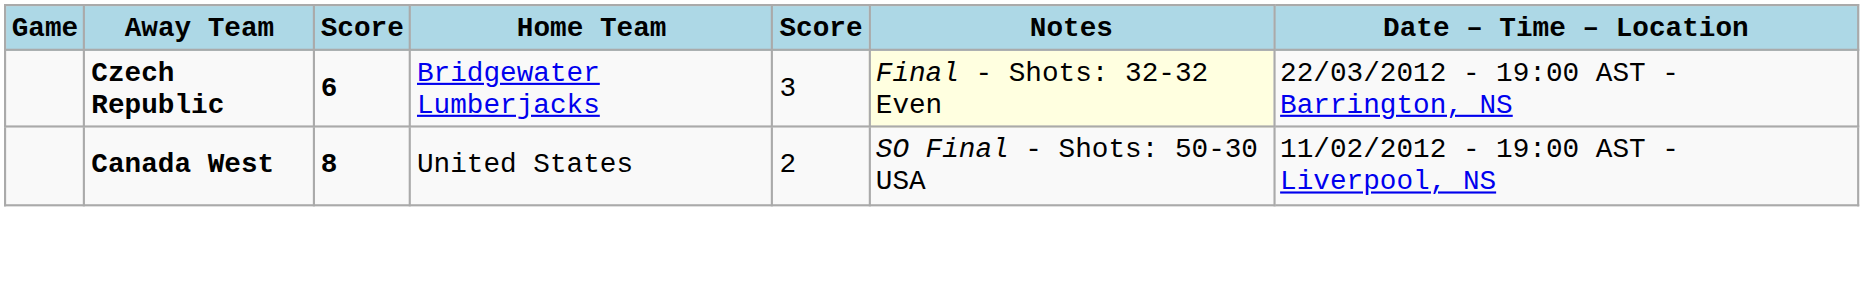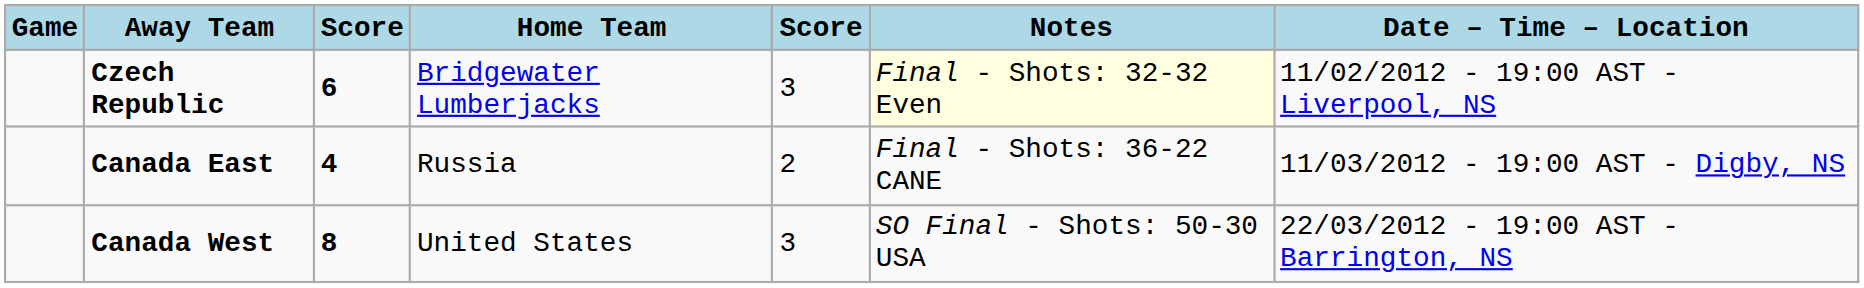(1480, 89) 22/03/2012 - 19:00 AST - Barrington, NS -> (1480, 89) 11/02/2012 - 19:00 AST - Liverpool, NS
+ row: (183, 166)
(788, 166) 2 -> (788, 243) 3
(1480, 166) 11/02/2012 - 19:00 AST - Liverpool, NS -> (1480, 243) 22/03/2012 - 19:00 AST - Barrington, NS
